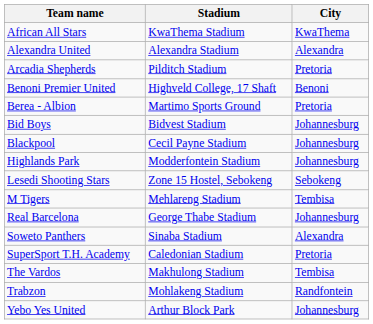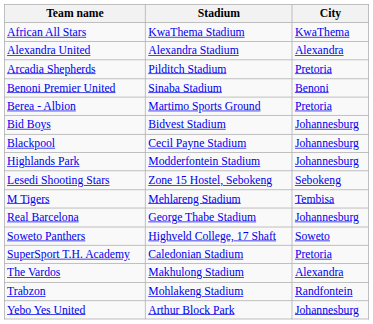(212, 87) Highveld College, 17 Shaft -> (185, 87) Sinaba Stadium
(185, 236) Sinaba Stadium -> (212, 236) Highveld College, 17 Shaft
(319, 236) Alexandra -> (312, 236) Soweto
(315, 273) Tembisa -> (319, 273) Alexandra
